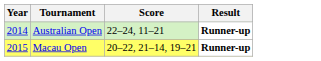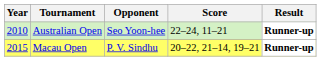+ column: (136, 13)
(17, 30) 2014 -> (17, 30) 2010
